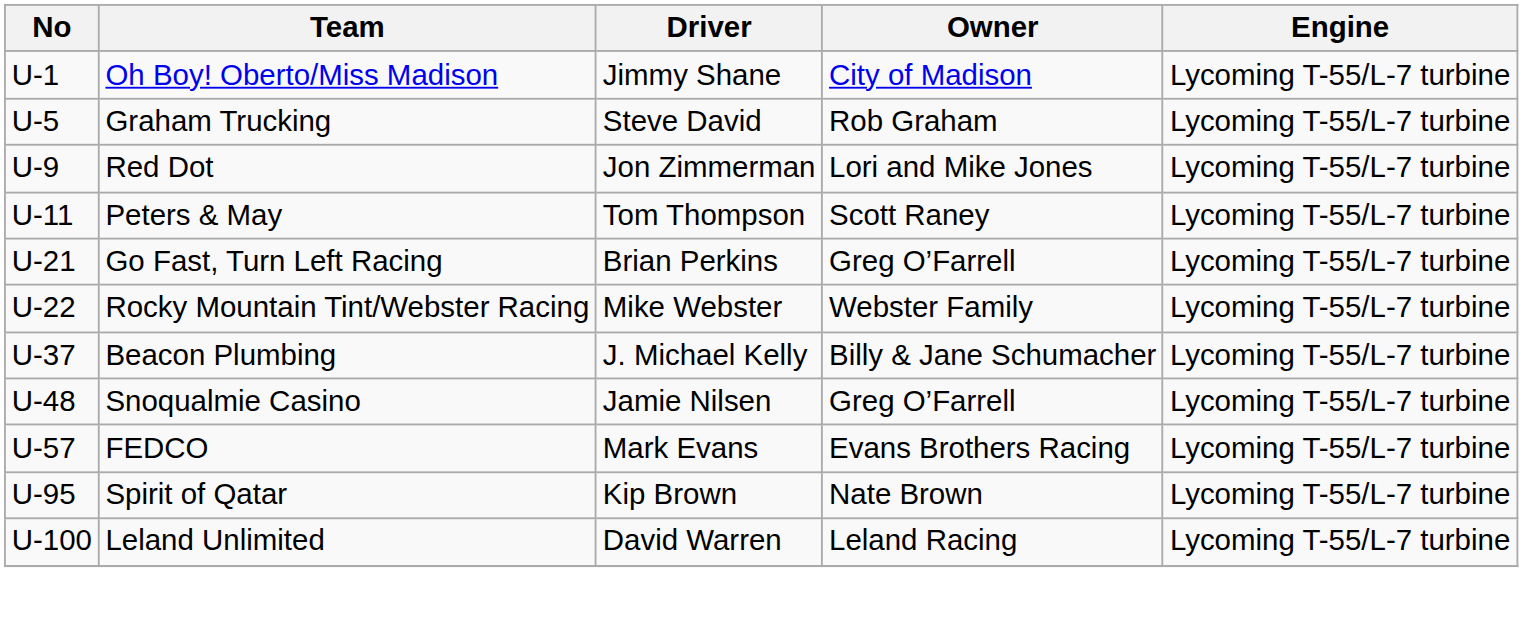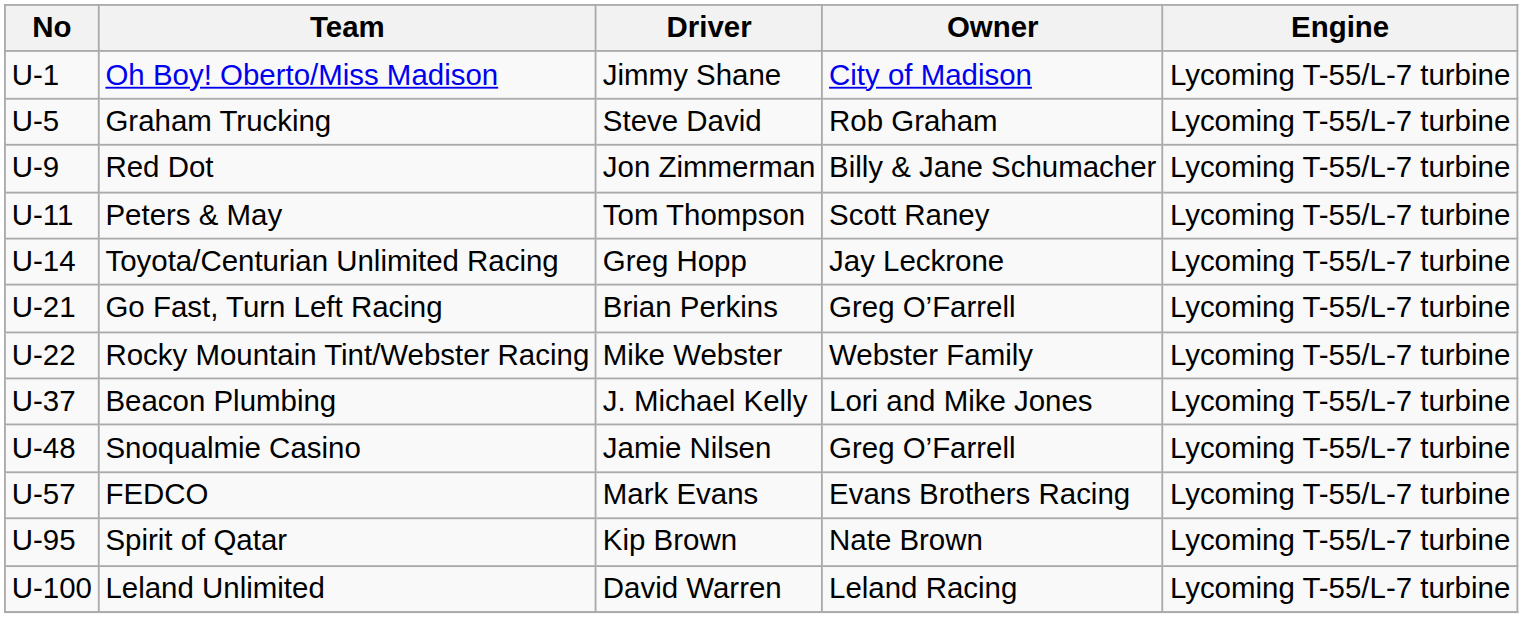(961, 167) Lori and Mike Jones -> (993, 167) Billy & Jane Schumacher
+ row: (332, 261)
(993, 354) Billy & Jane Schumacher -> (961, 401) Lori and Mike Jones
